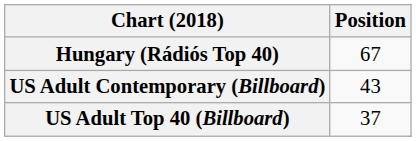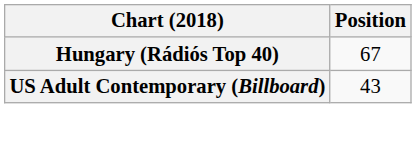- row: (167, 119)
